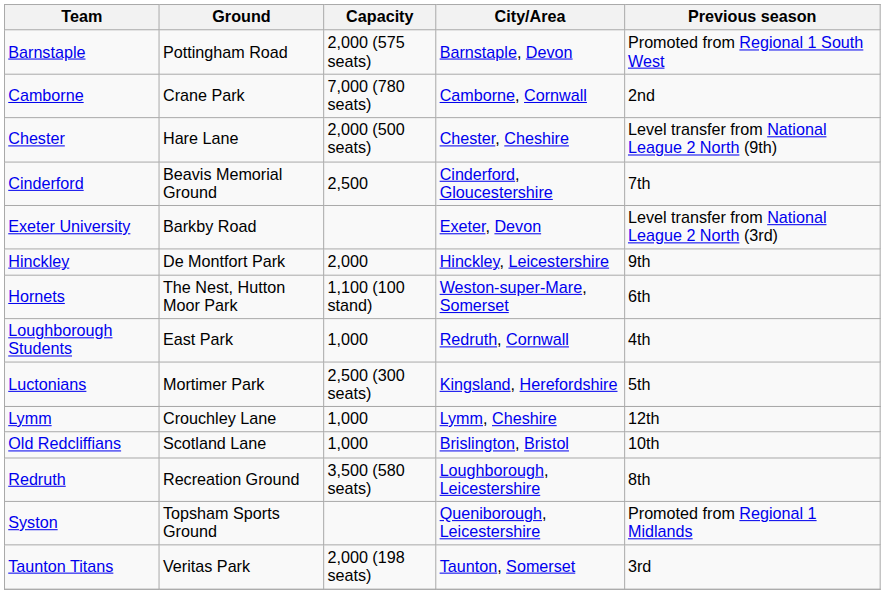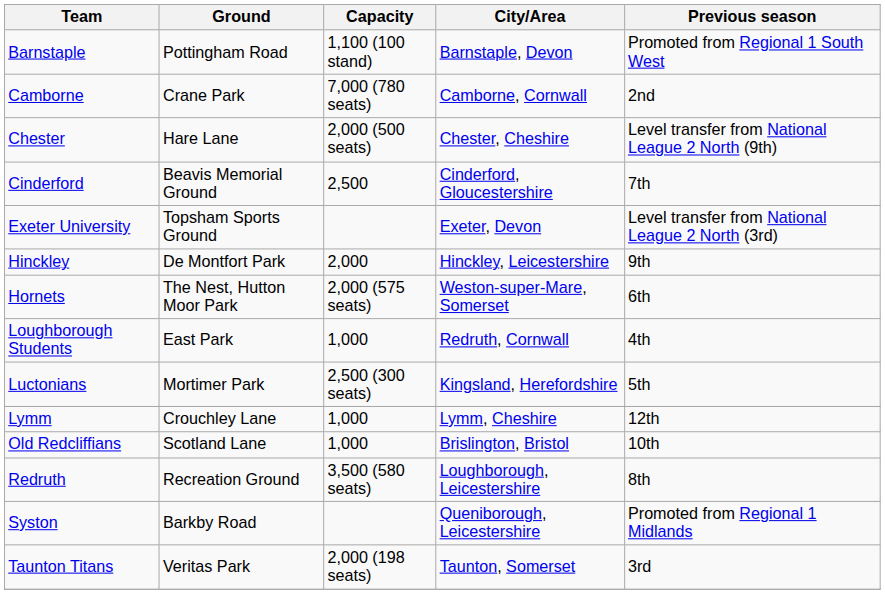(366, 52) 2,000 (575 seats) -> (366, 52) 1,100 (100 stand)
(210, 227) Barkby Road -> (221, 227) Topsham Sports Ground
(366, 296) 1,100 (100 stand) -> (366, 296) 2,000 (575 seats)
(221, 523) Topsham Sports Ground -> (210, 523) Barkby Road
